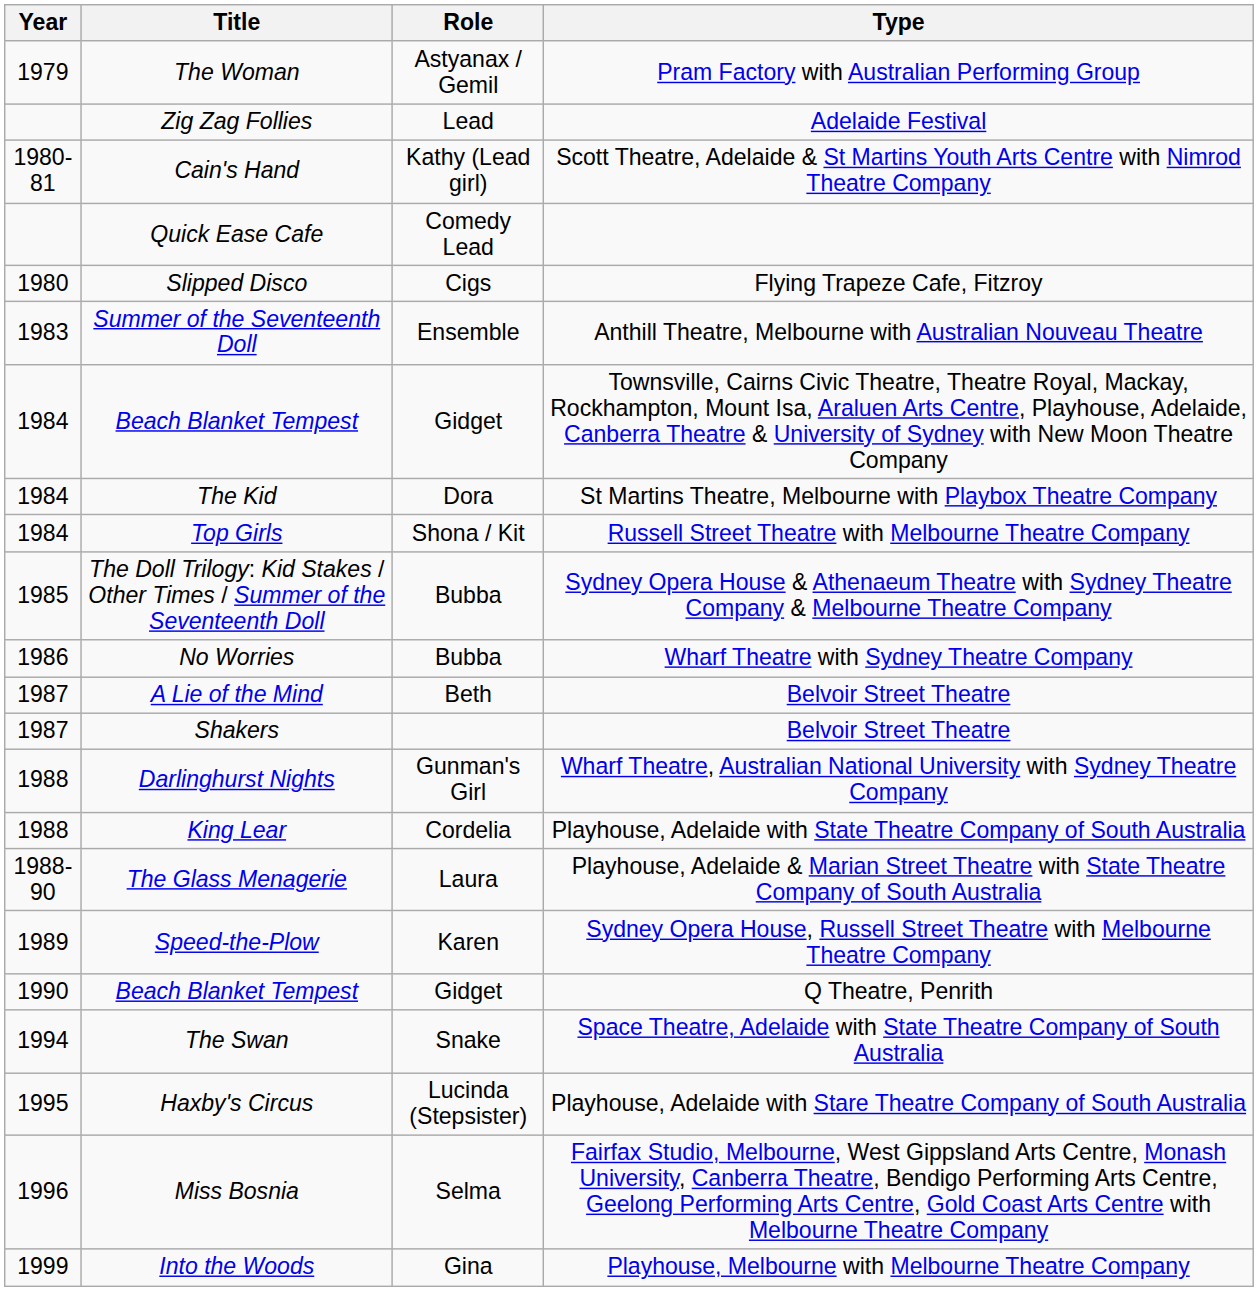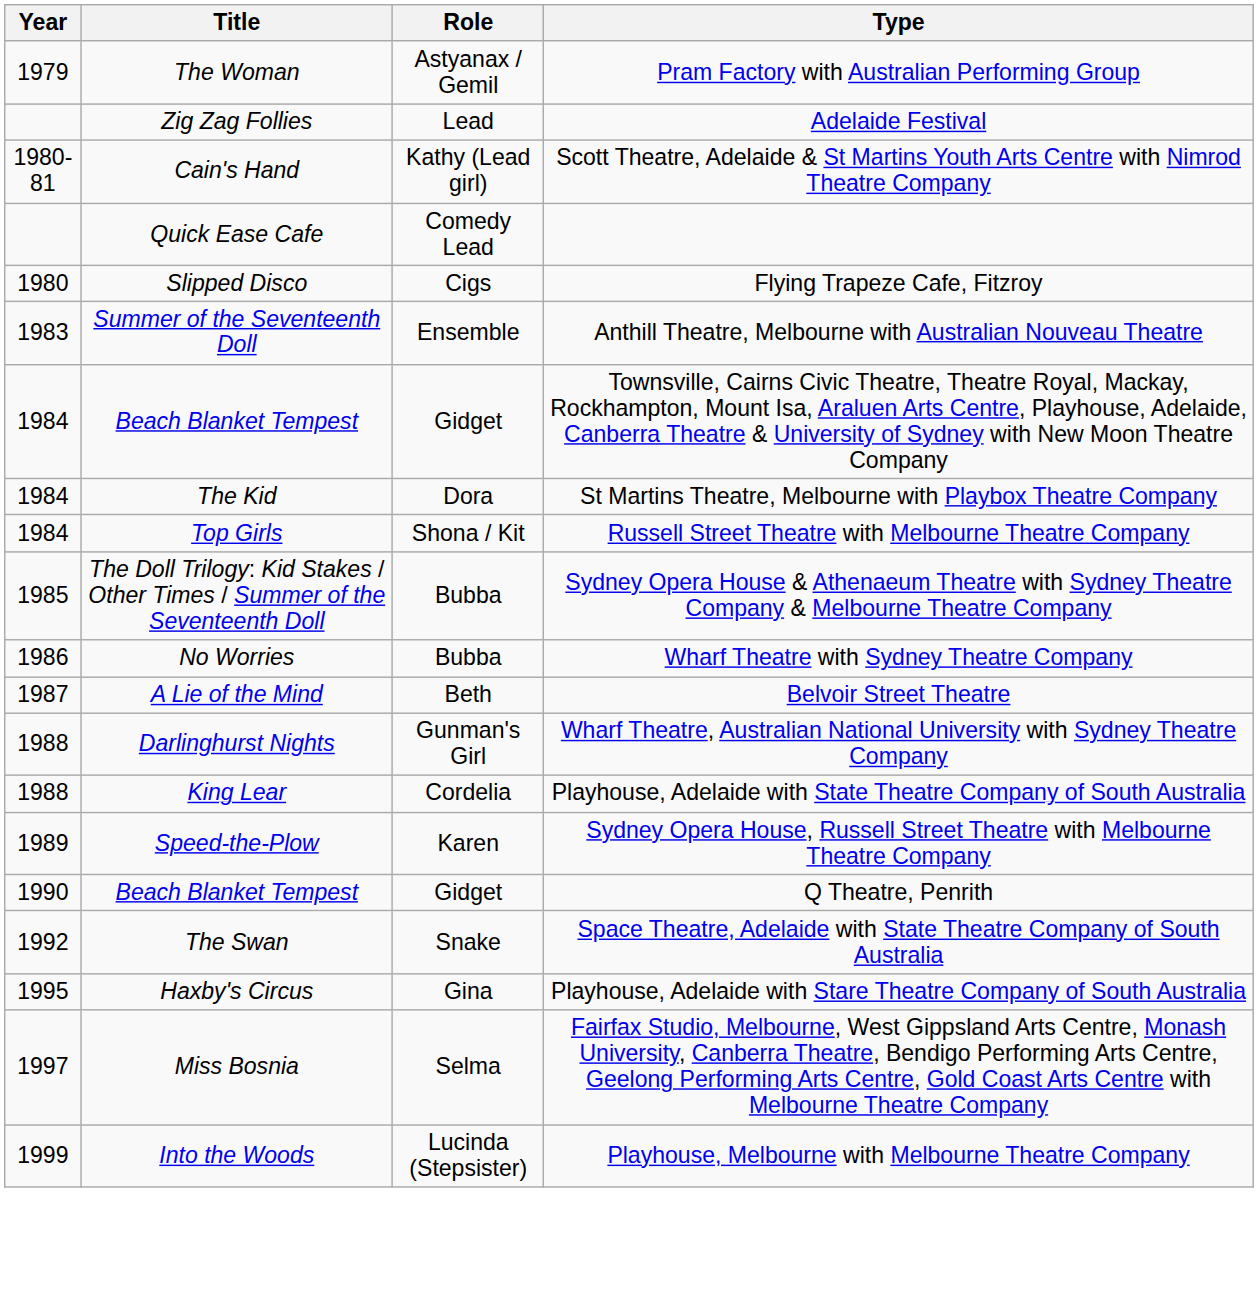- row: (237, 731)
- row: (237, 879)
(43, 1041) 1994 -> (43, 942) 1992
(468, 1103) Lucinda (Stepsister) -> (468, 991) Gina
(43, 1191) 1996 -> (43, 1066) 1997
(468, 1267) Gina -> (468, 1155) Lucinda (Stepsister)
